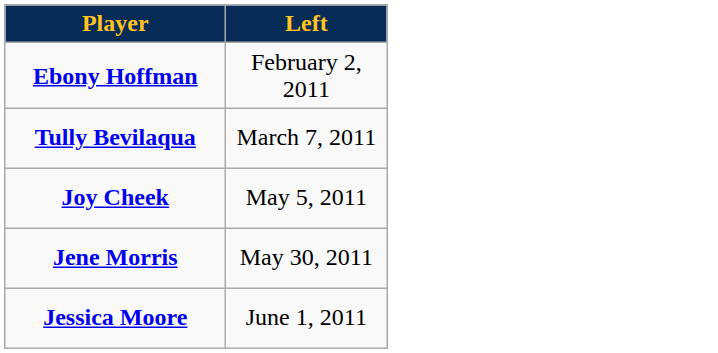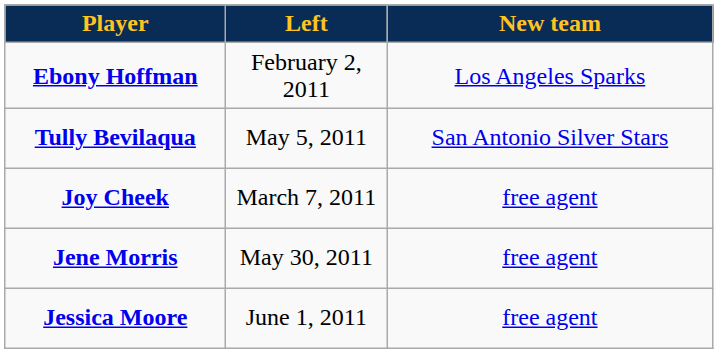+ column: (550, 23)
(306, 137) March 7, 2011 -> (306, 137) May 5, 2011
(306, 197) May 5, 2011 -> (306, 197) March 7, 2011
